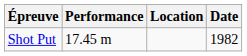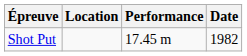columns swapped: (104, 16) <-> (177, 16)
